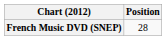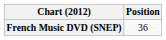(143, 27) 28 -> (143, 27) 36
